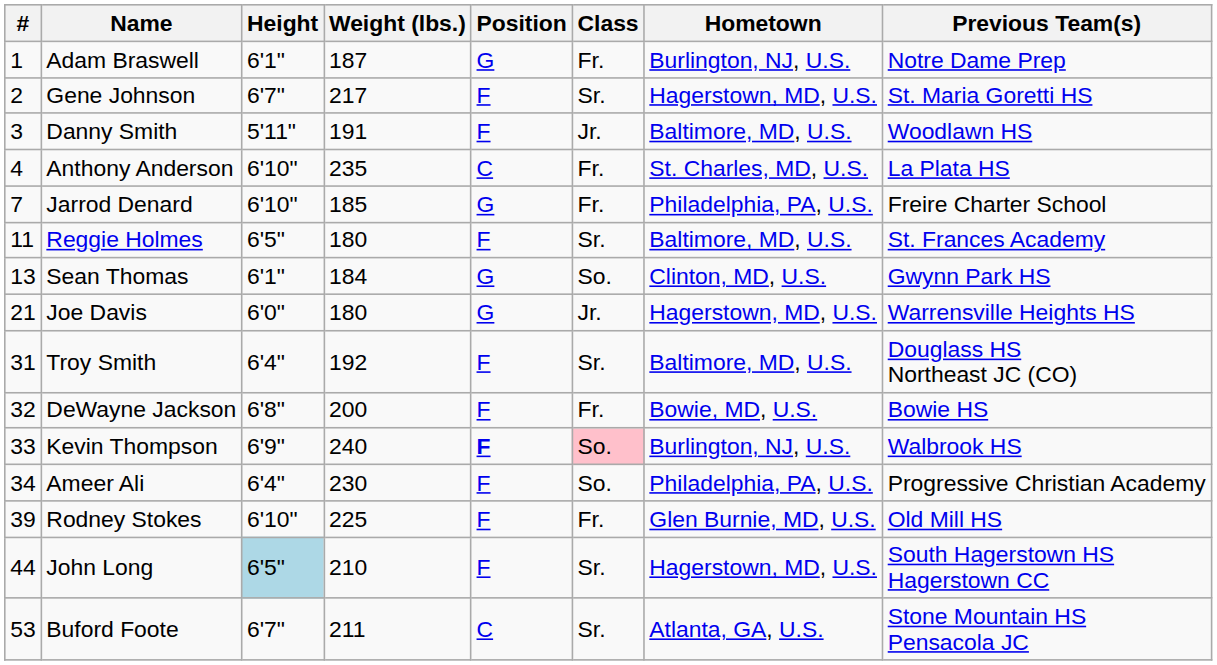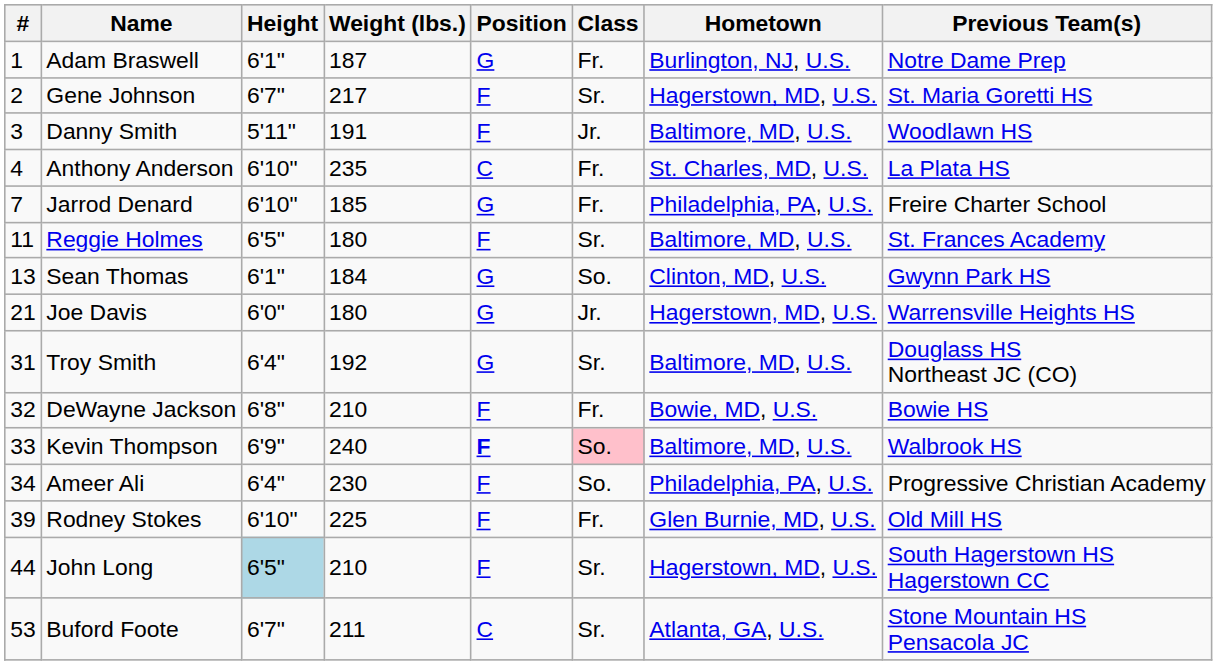(484, 362) F -> (485, 362) G
(348, 410) 200 -> (348, 410) 210
(750, 447) Burlington, NJ, U.S. -> (750, 447) Baltimore, MD, U.S.
